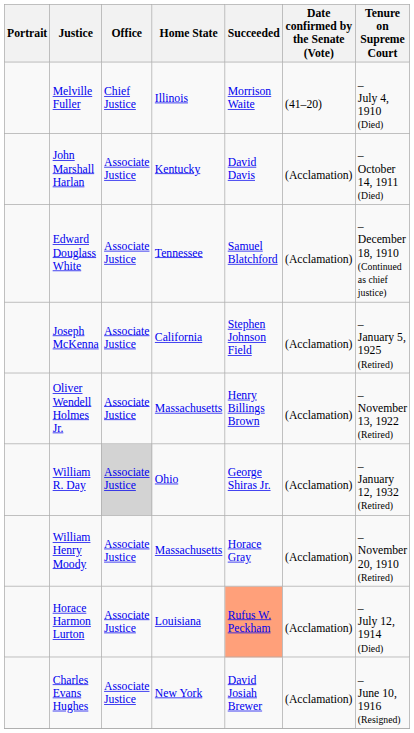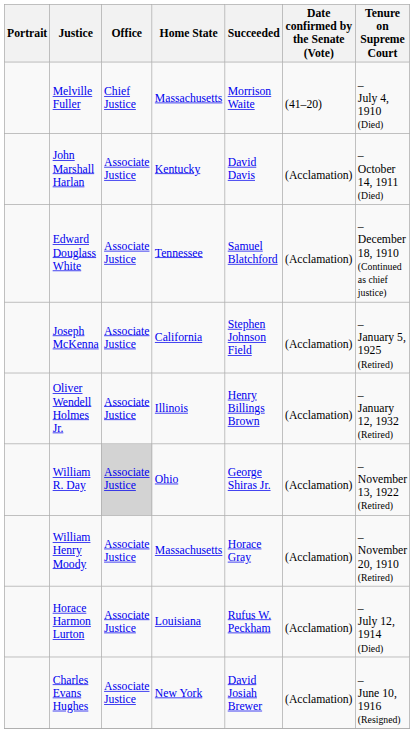(171, 97) Illinois -> (189, 97) Massachusetts
(189, 408) Massachusetts -> (171, 408) Illinois
(383, 415) – November 13, 1922 (Retired) -> (378, 415) – January 12, 1932 (Retired)
(378, 486) – January 12, 1932 (Retired) -> (383, 486) – November 13, 1922 (Retired)
(249, 621) lightsalmon background -> (249, 621) no background
